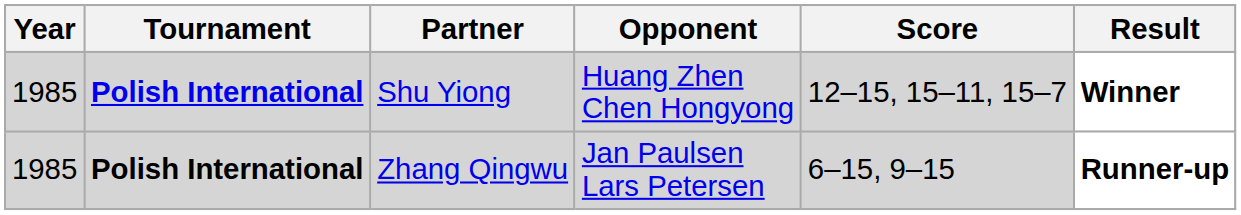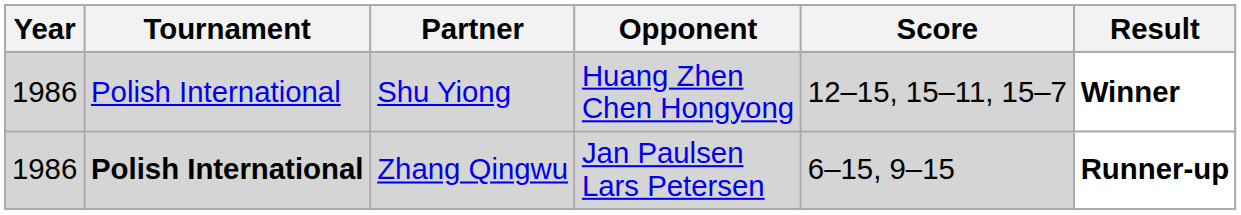(45, 91) 1985 -> (45, 91) 1986
(227, 91) bold -> (216, 91) normal
(45, 170) 1985 -> (45, 170) 1986
